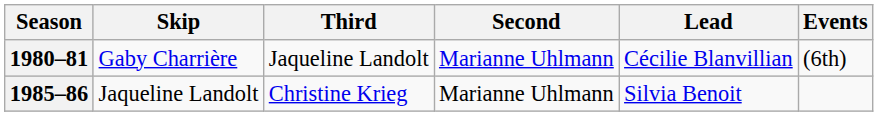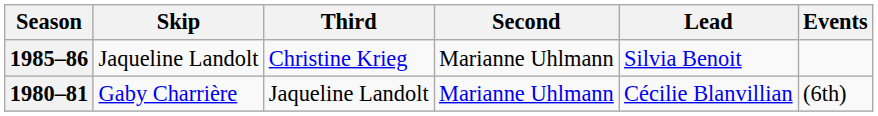rows swapped: (49, 57) <-> (49, 93)
